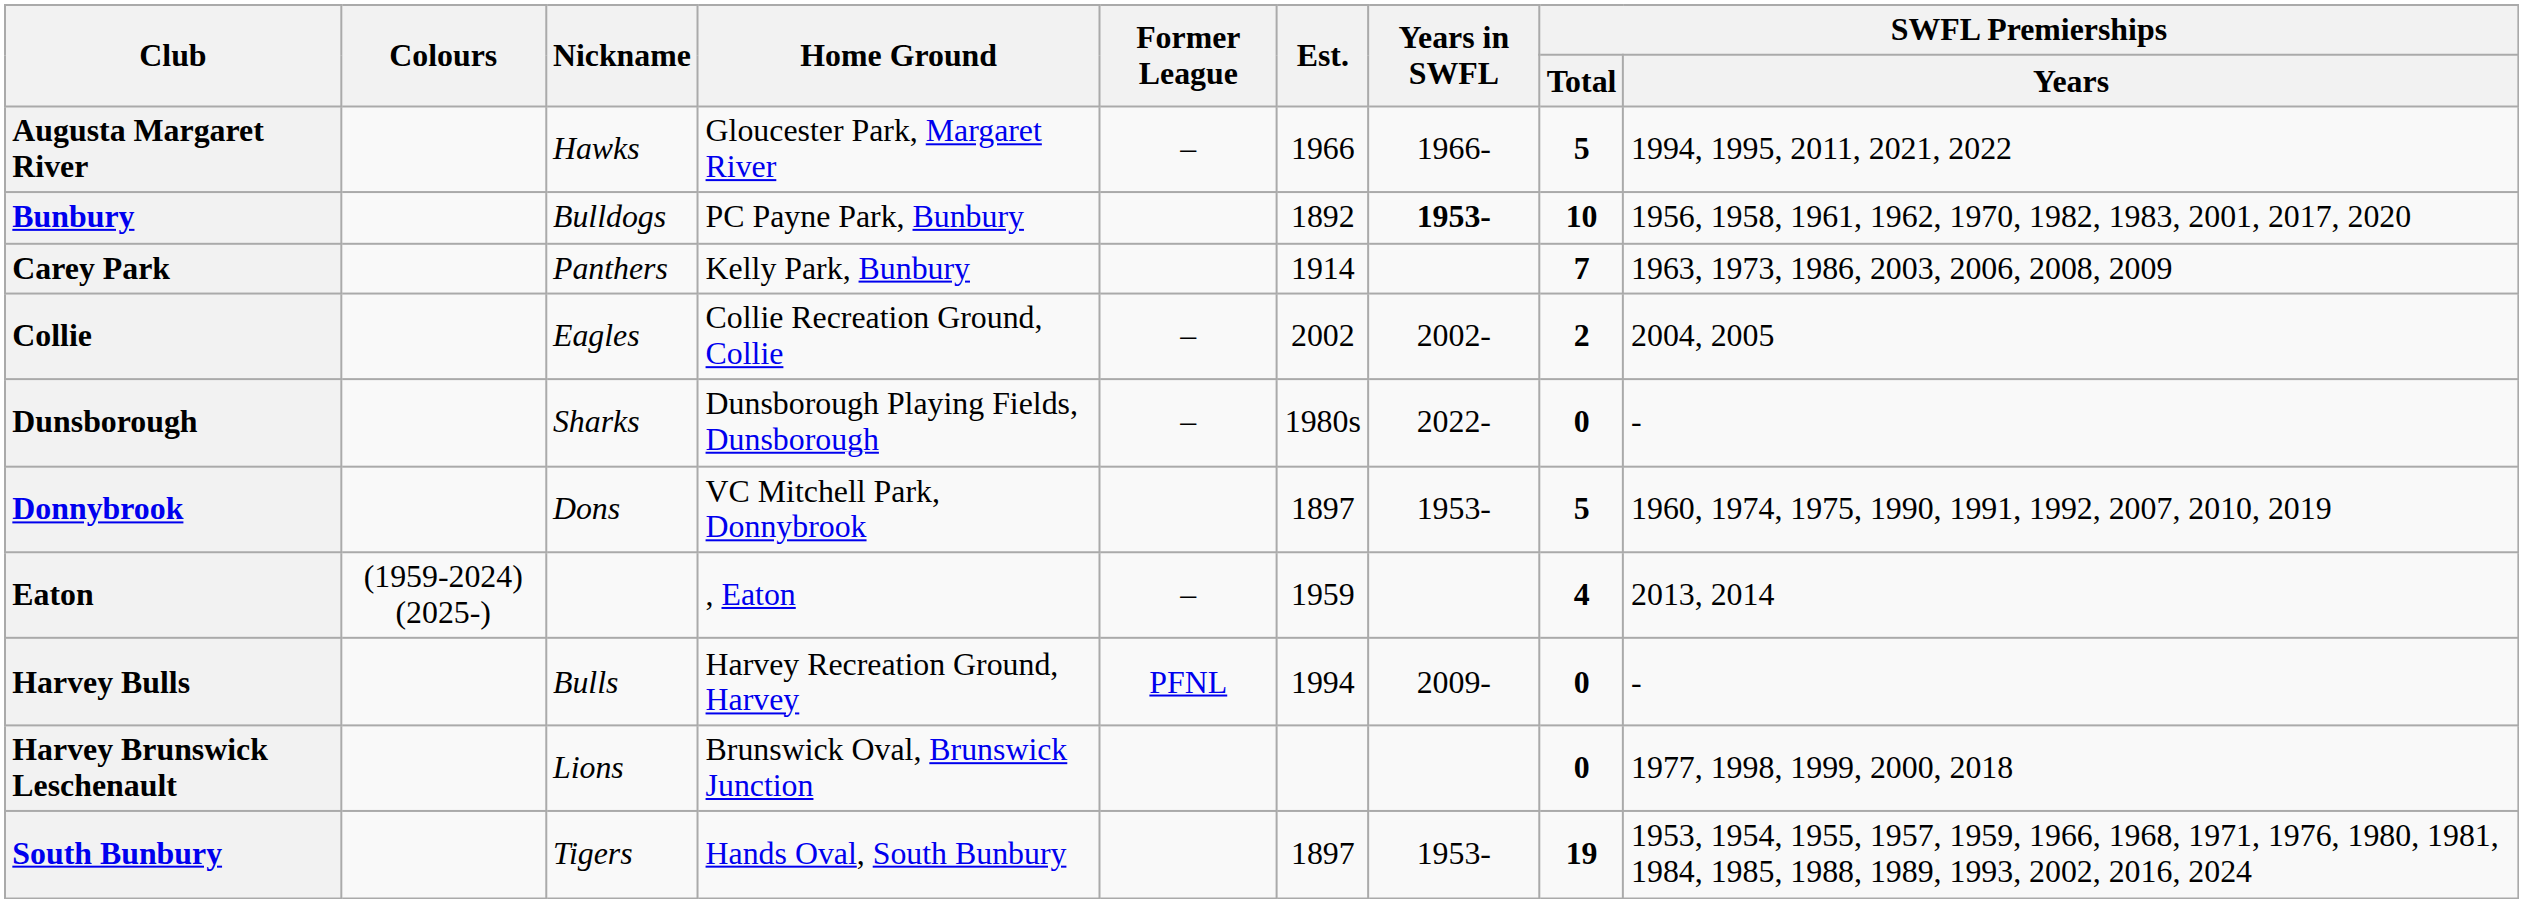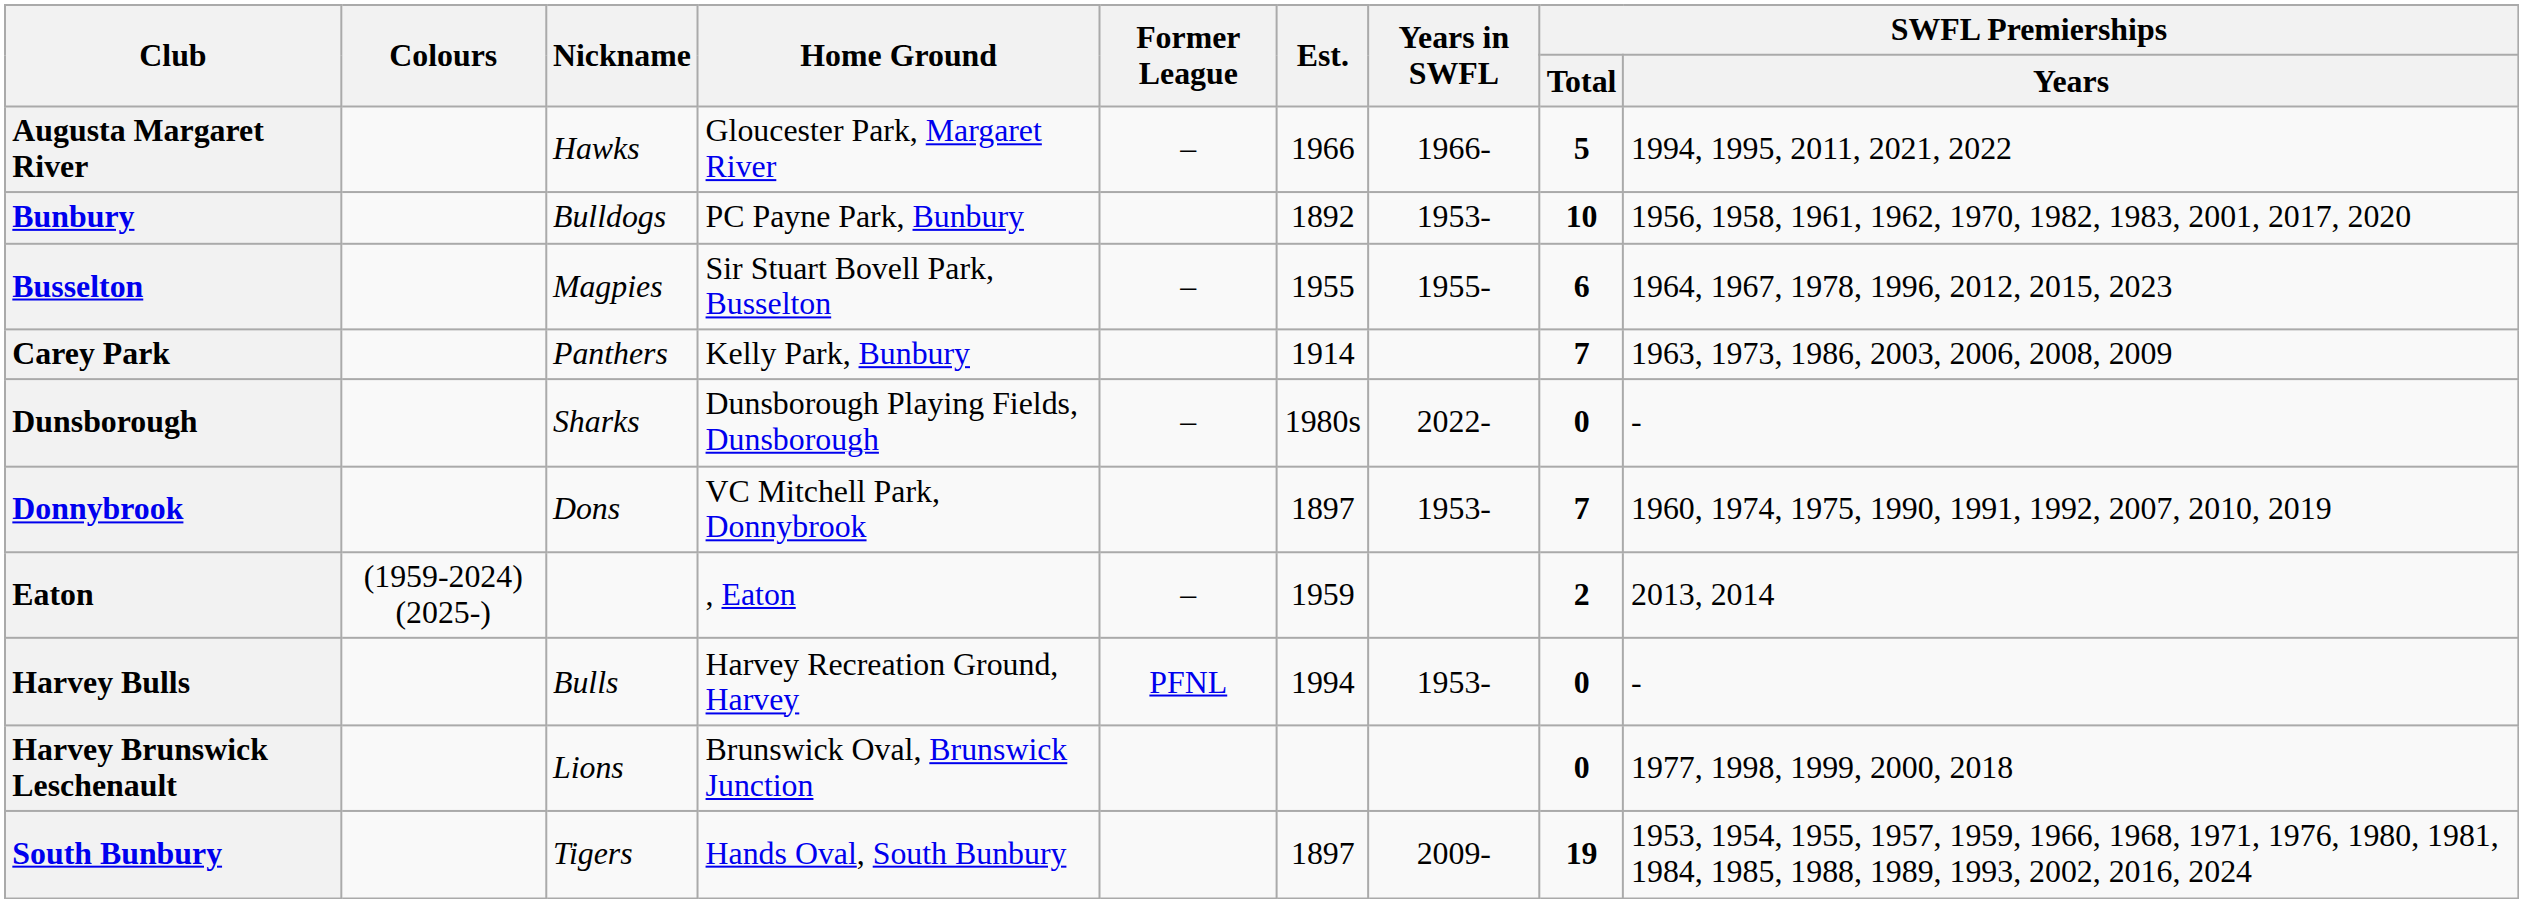(1454, 217) bold -> (1454, 217) normal
+ row: (78, 285)
- row: (52, 335)
(1582, 508) 5 -> (1582, 508) 7
(1582, 594) 4 -> (1582, 594) 2
(1454, 681) 2009- -> (1454, 681) 1953-
(1454, 853) 1953- -> (1454, 853) 2009-
